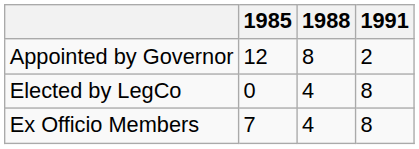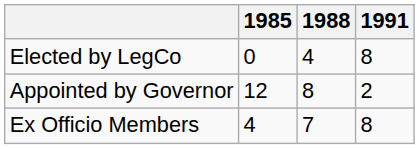rows swapped: (96, 90) <-> (122, 56)
(250, 125) 7 -> (250, 125) 4
(308, 125) 4 -> (308, 125) 7
